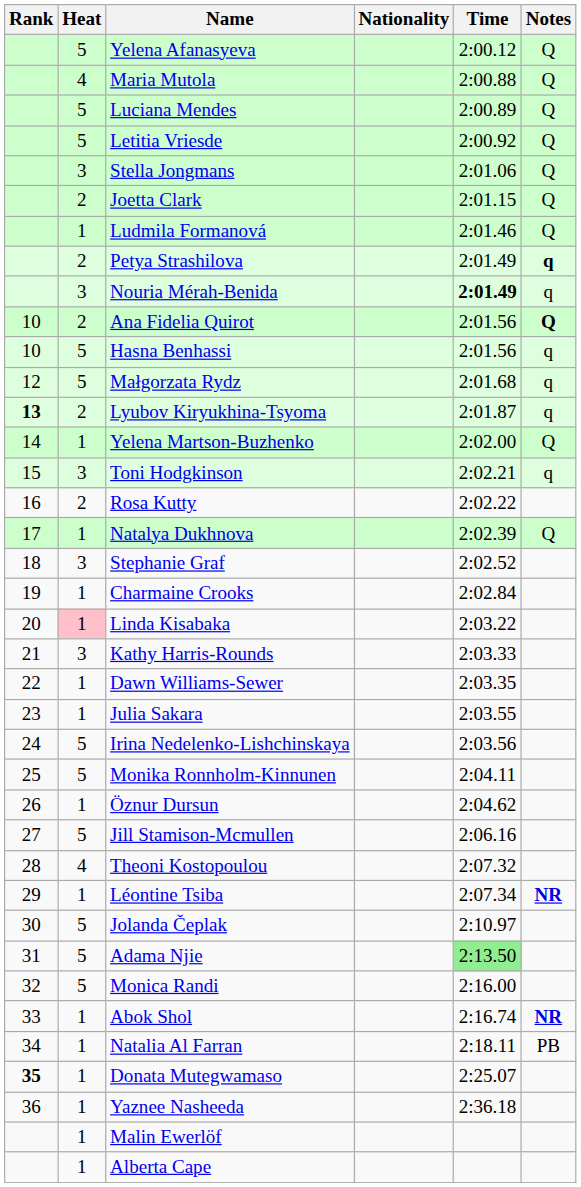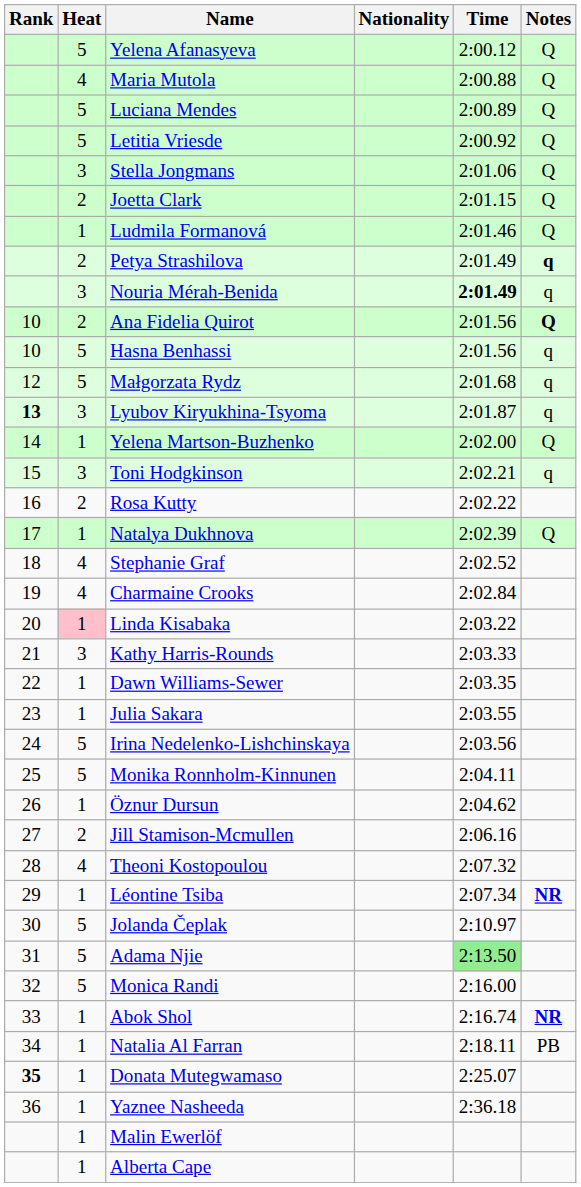(82, 412) 2 -> (82, 412) 3
(82, 563) 3 -> (82, 563) 4
(82, 593) 1 -> (82, 593) 4
(82, 834) 5 -> (82, 834) 2
